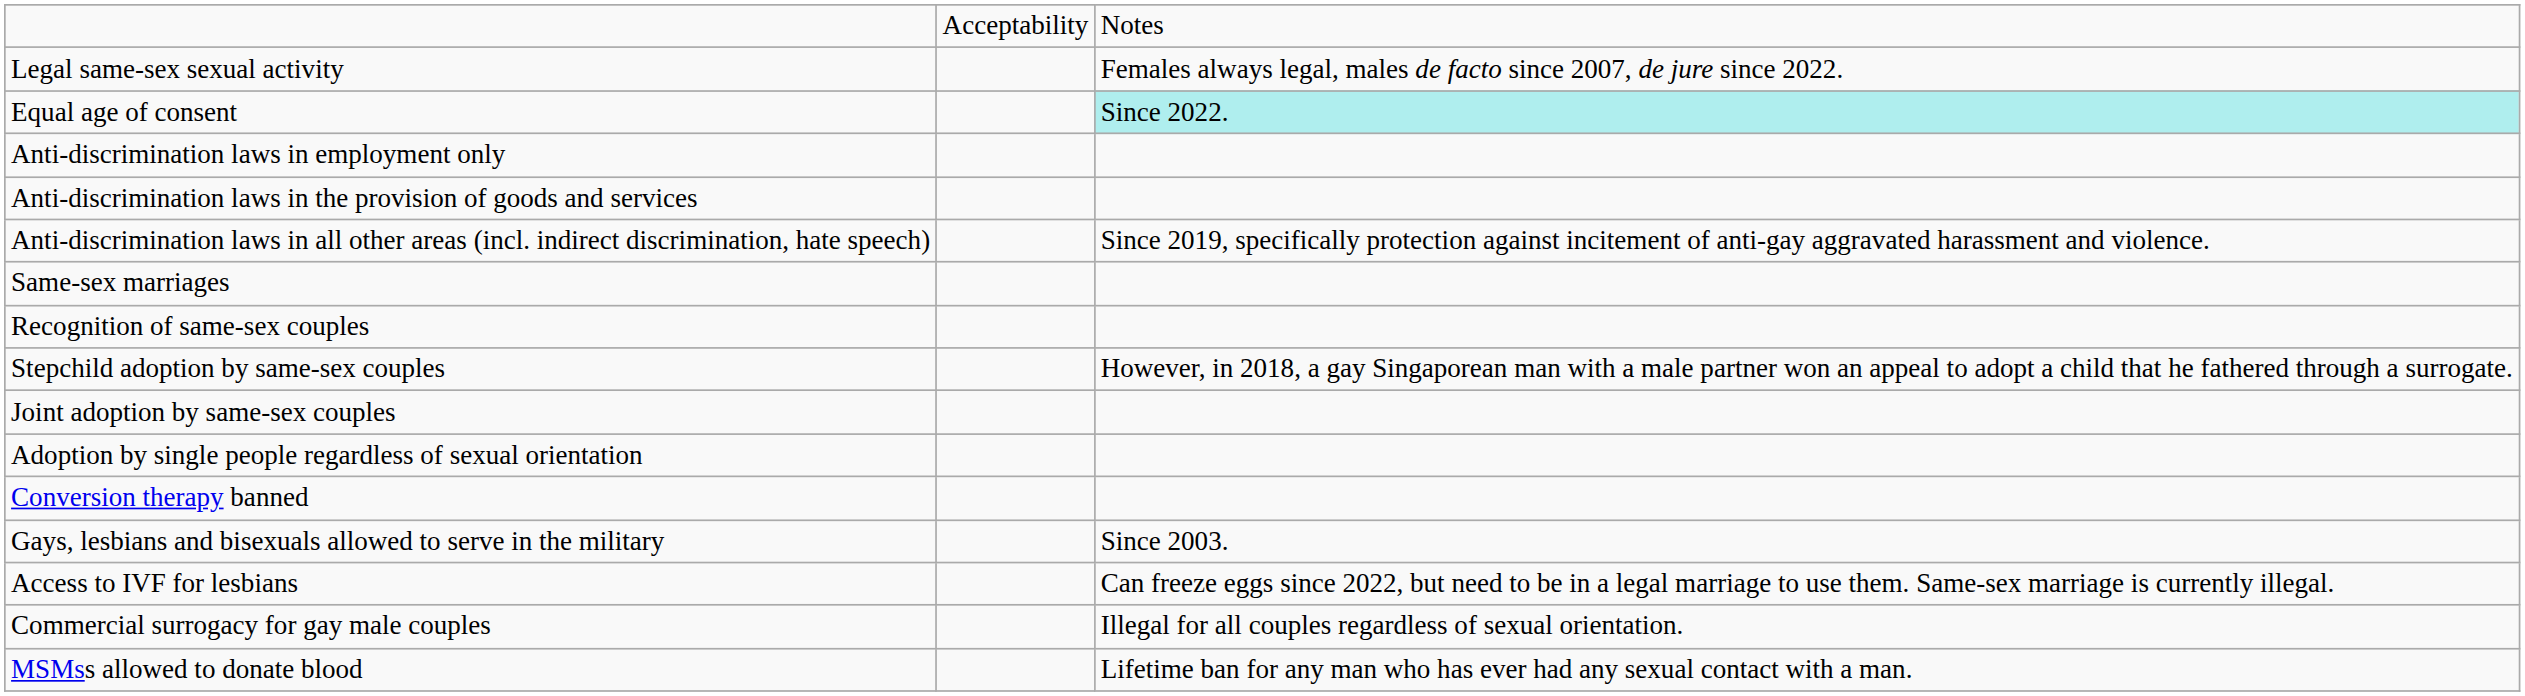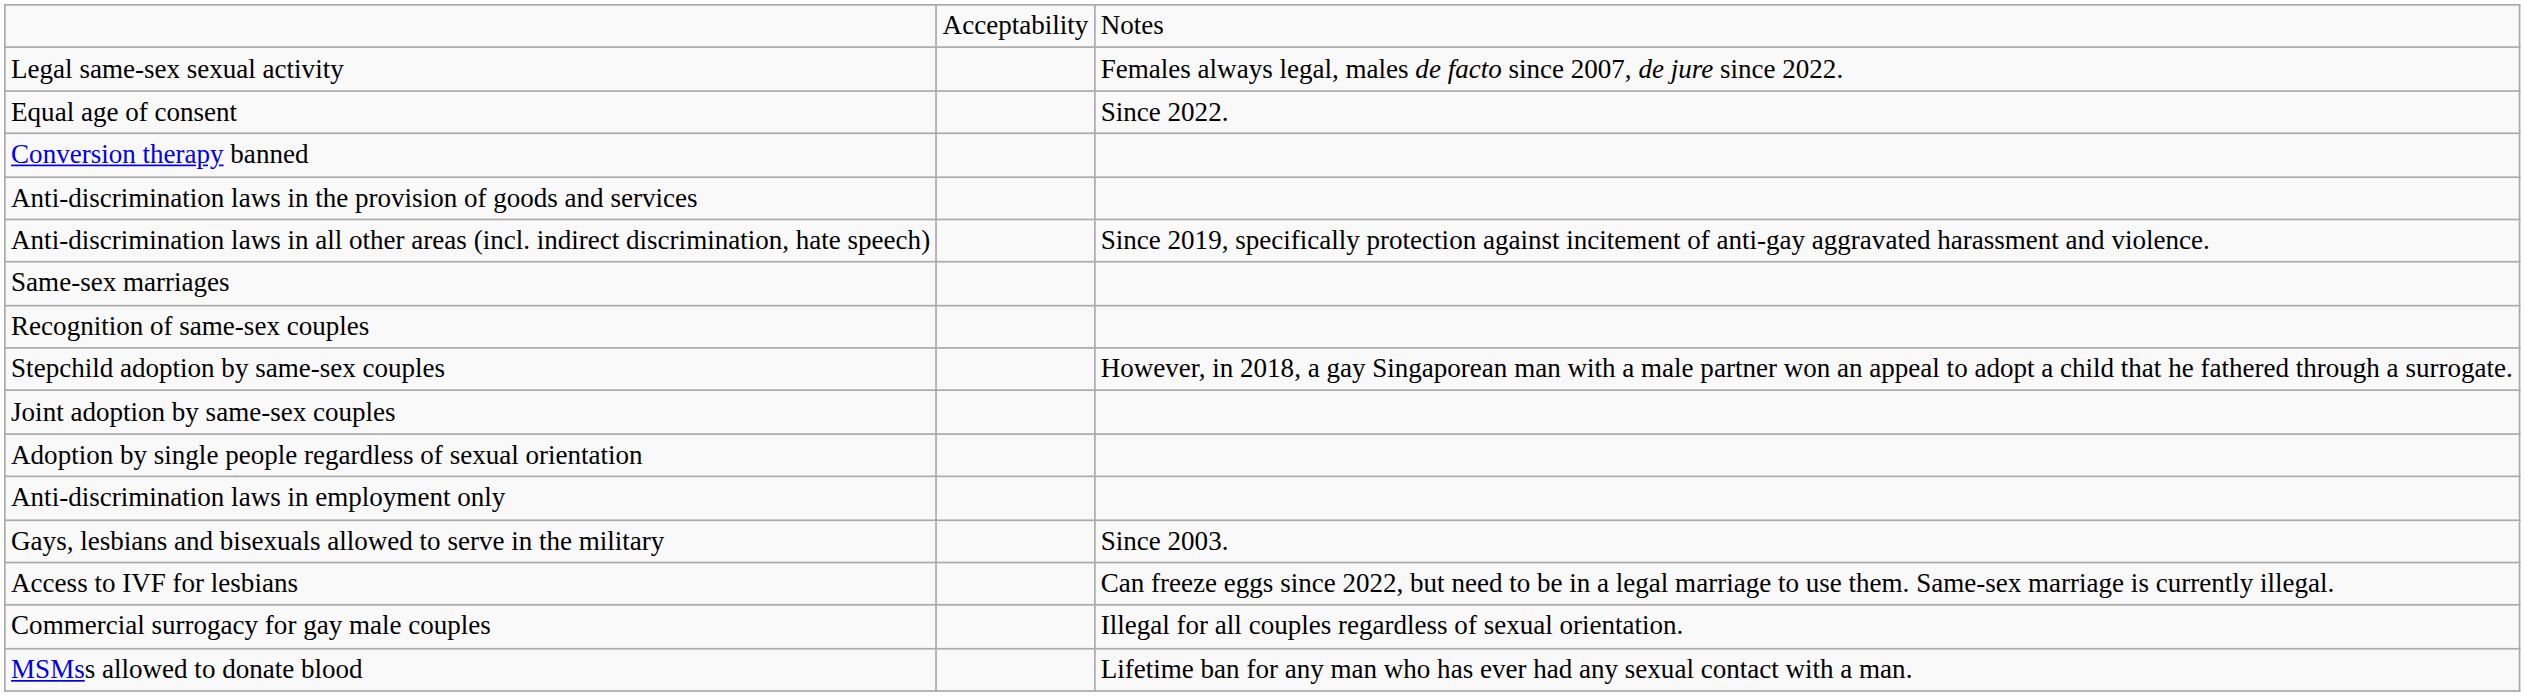(1165, 111) paleturquoise background -> (1165, 111) no background
rows swapped: (258, 154) <-> (160, 497)
